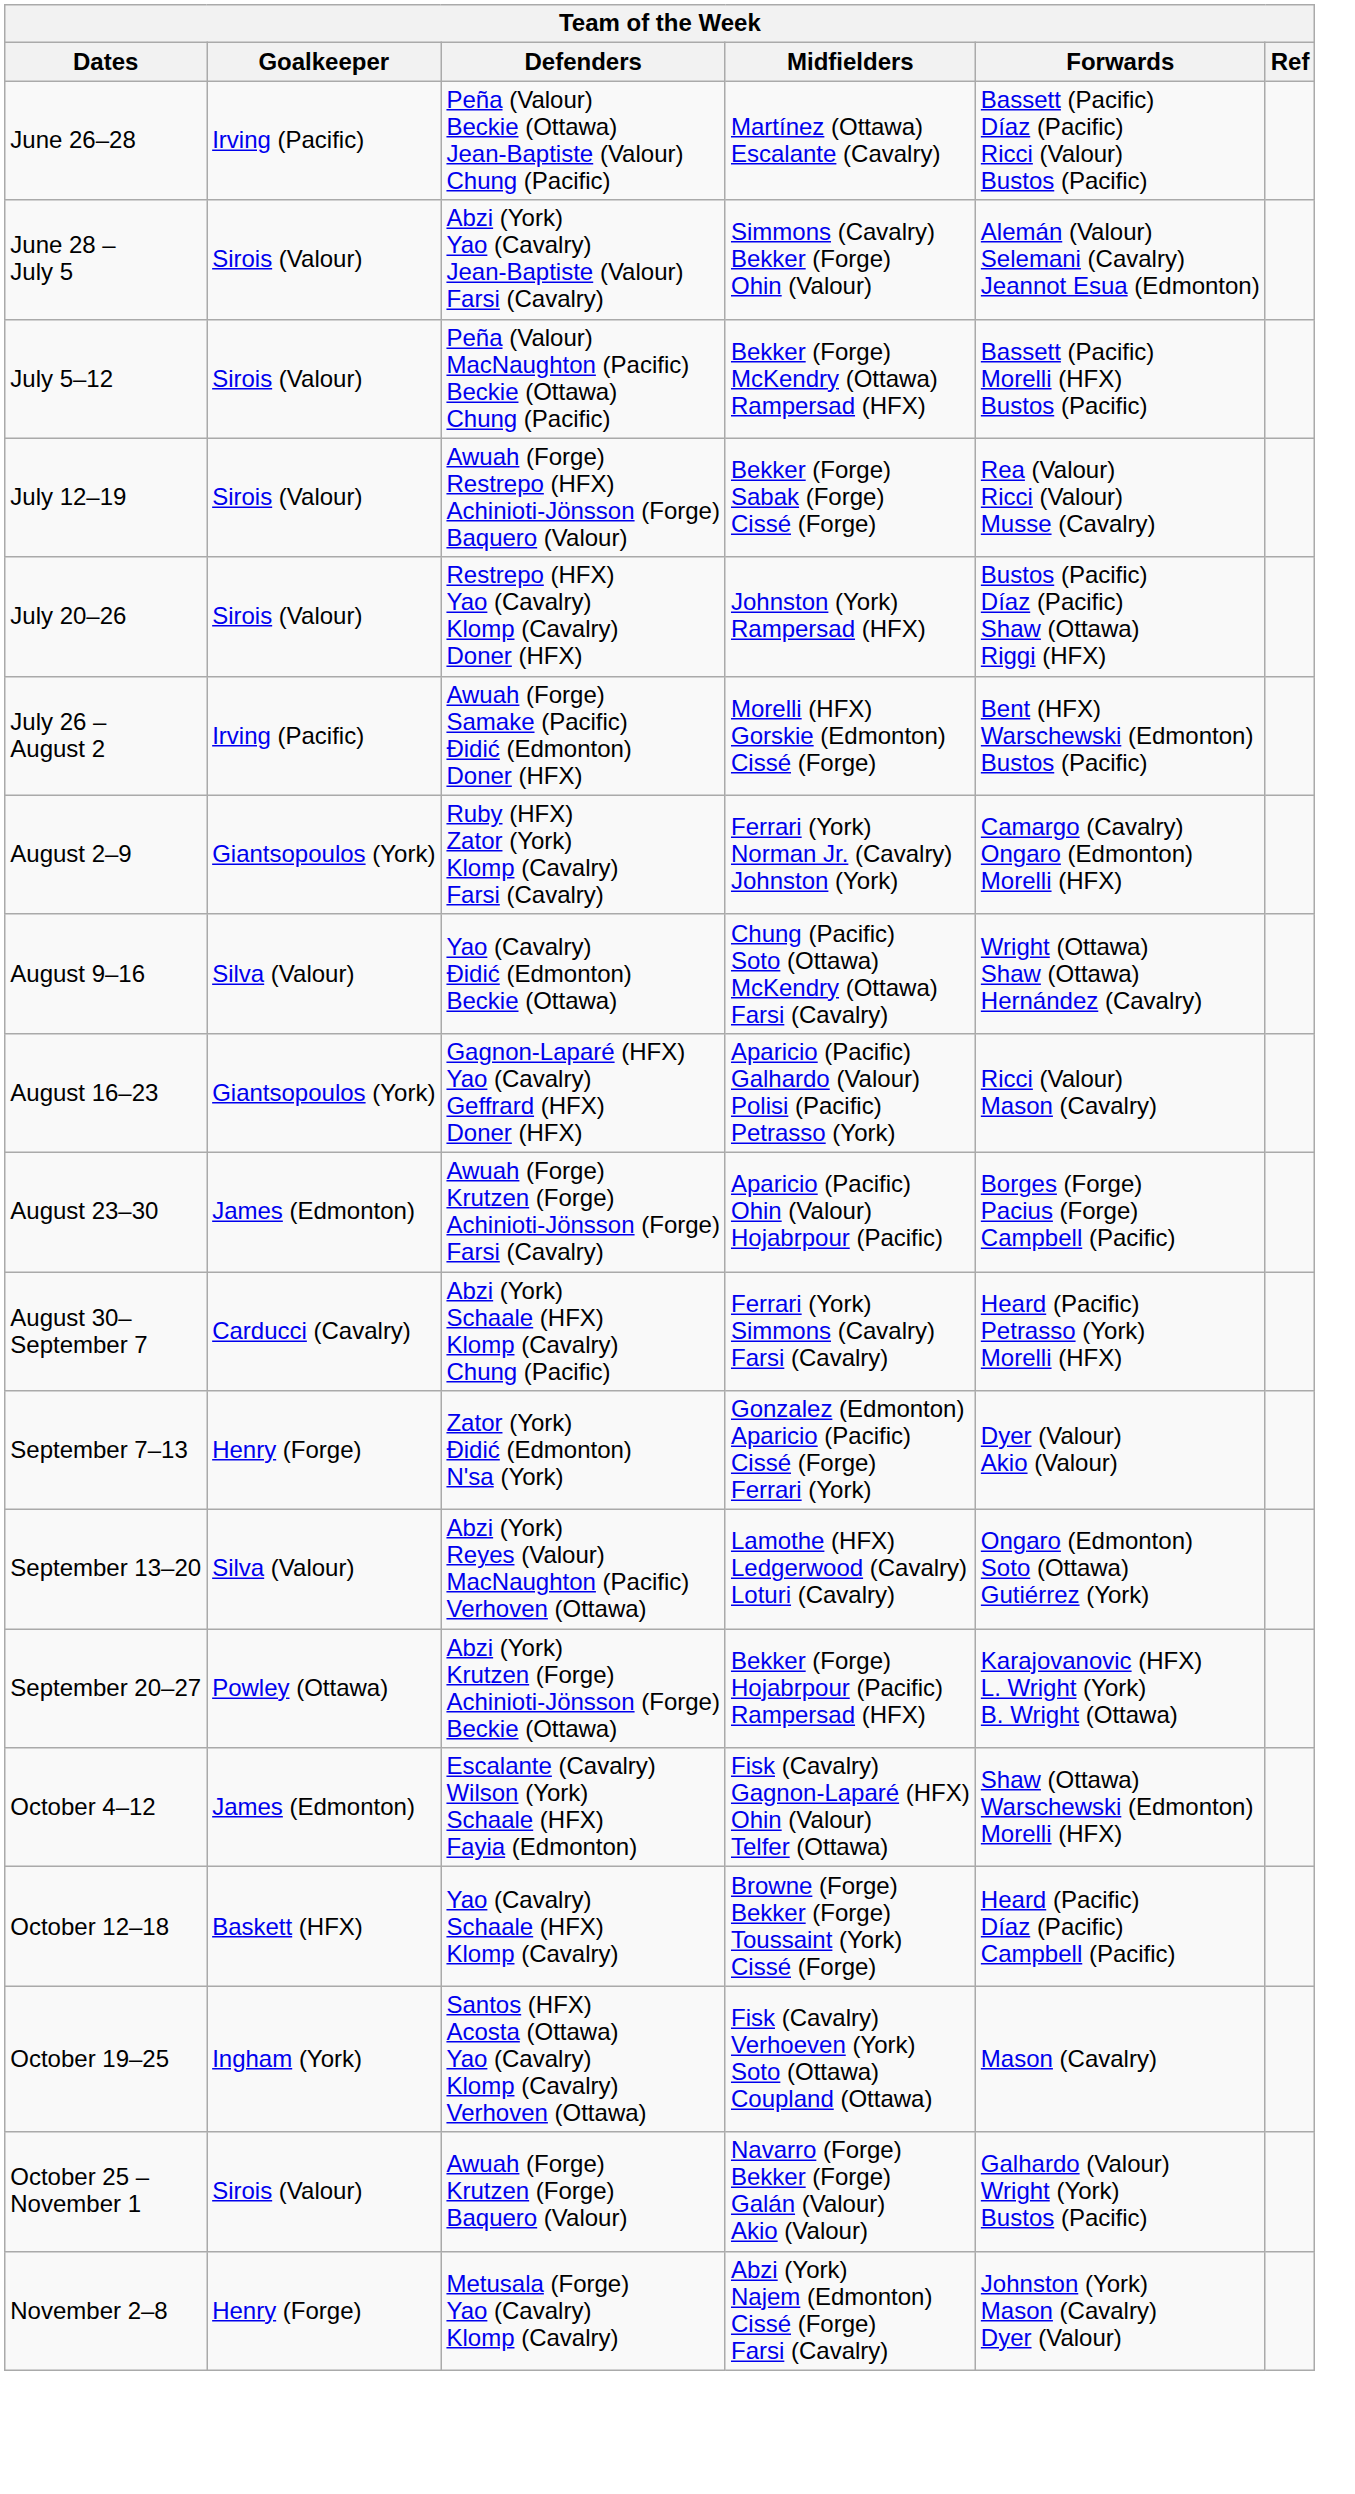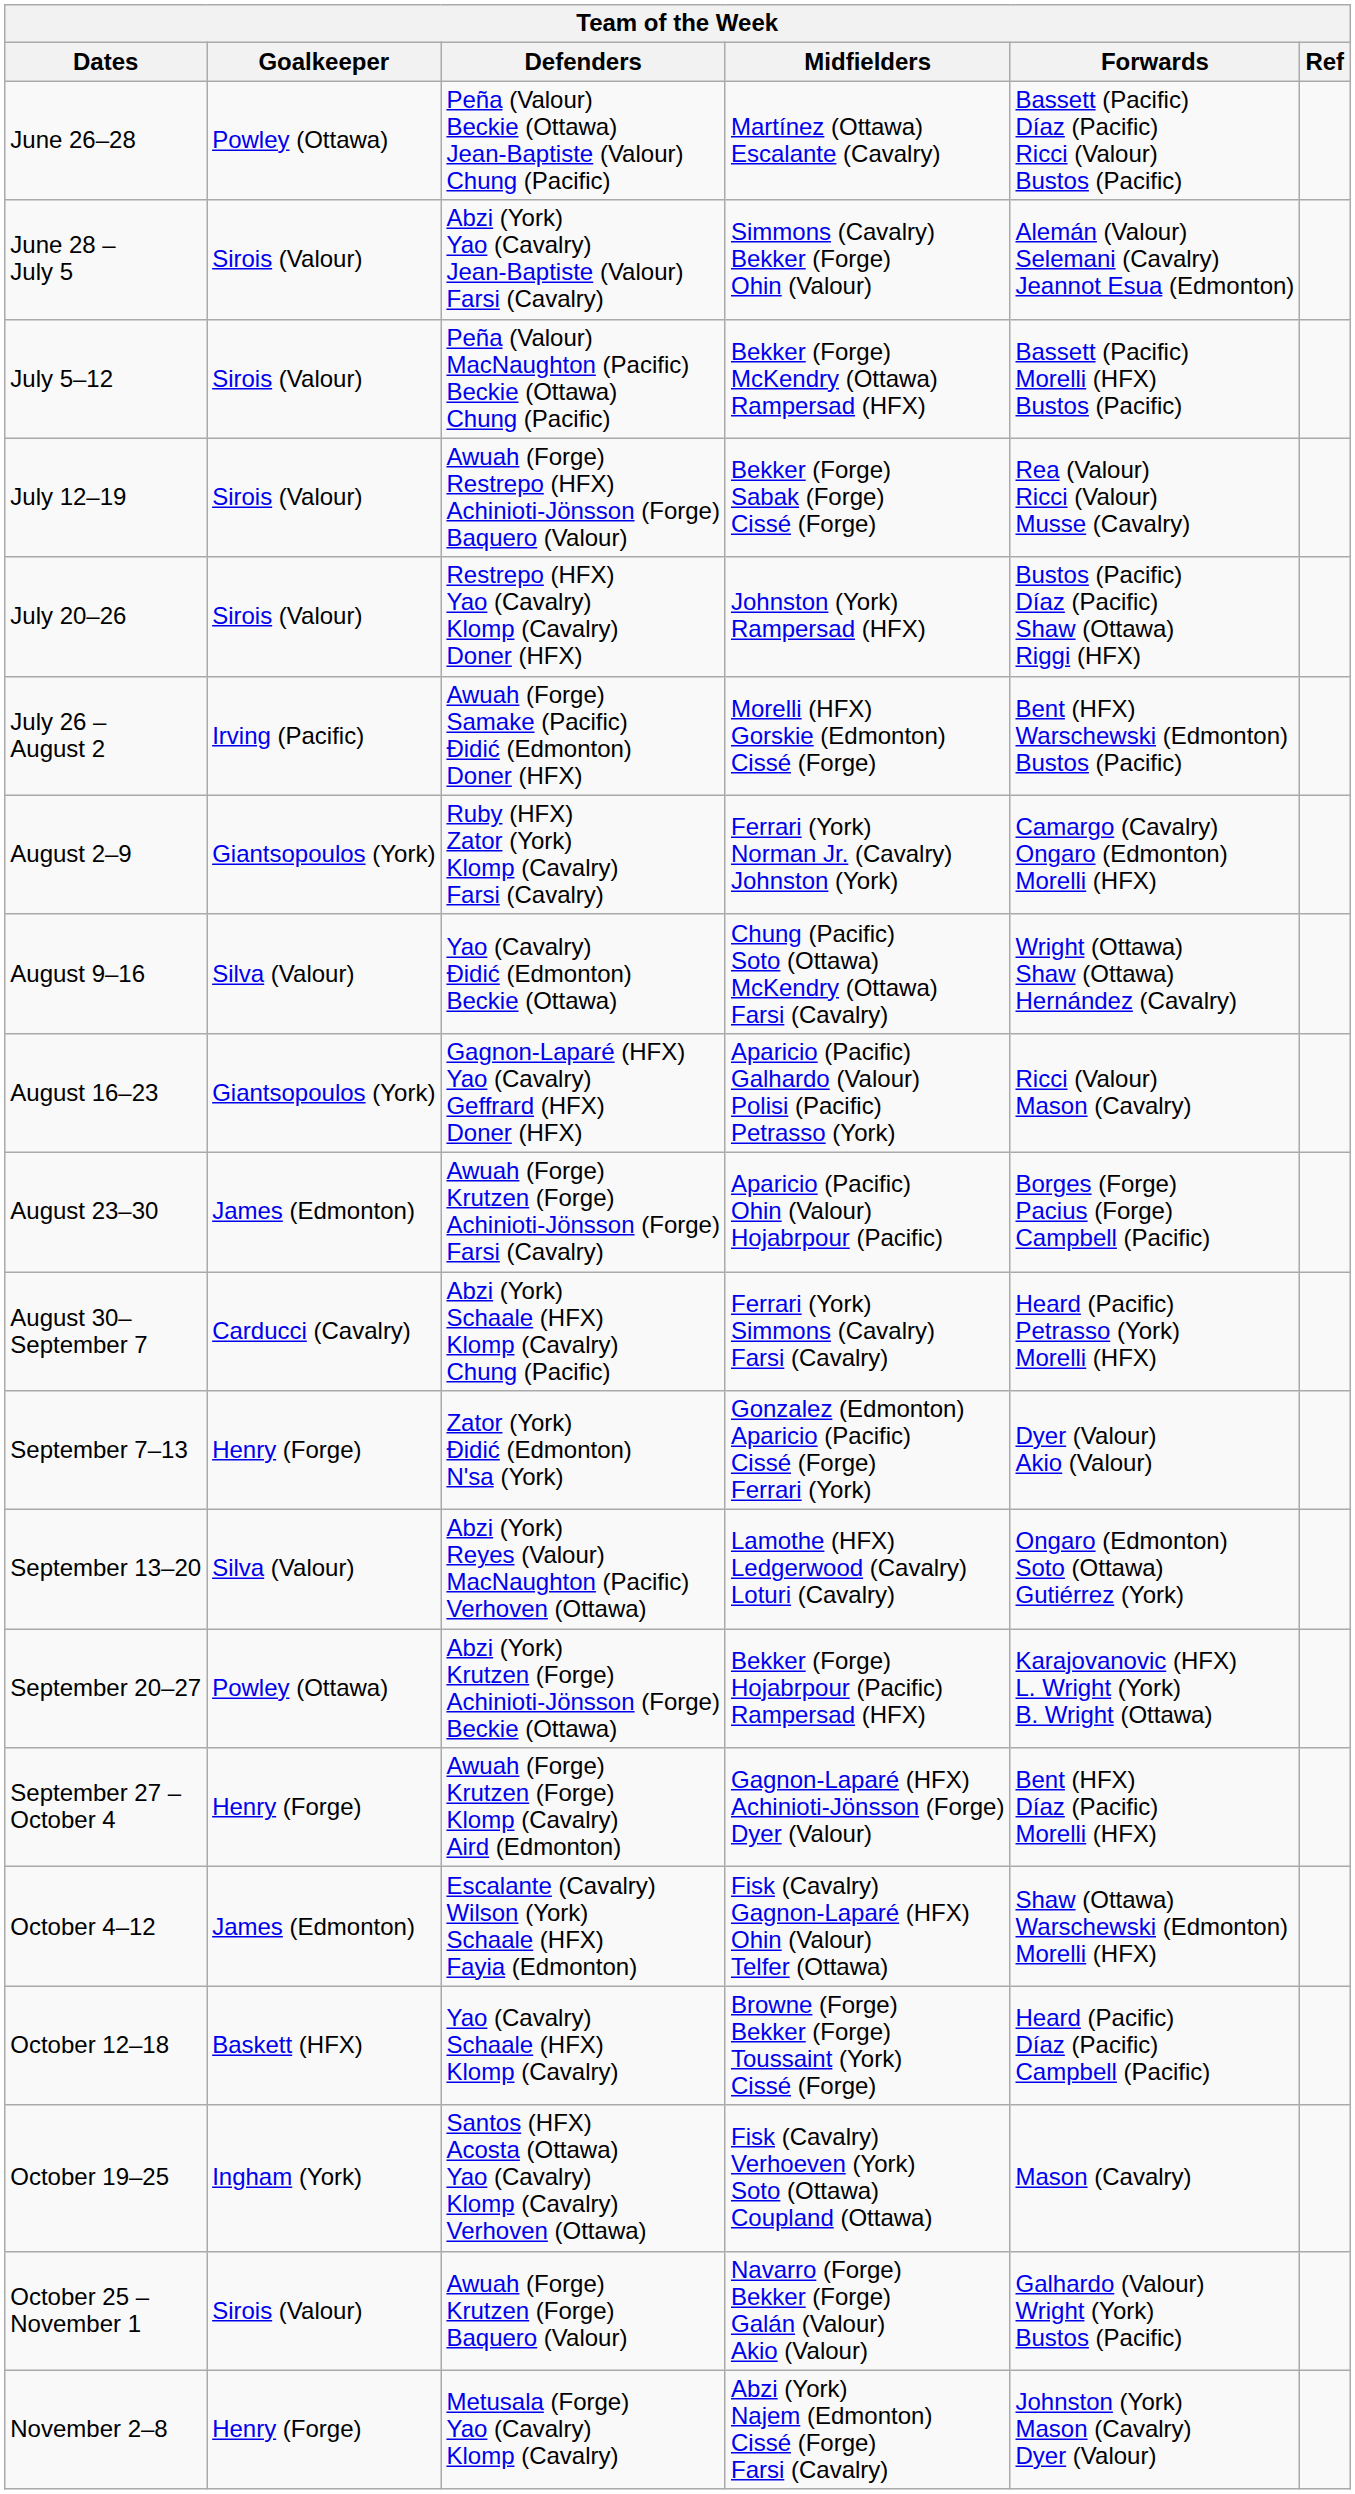(288, 140) Irving (Pacific) -> (300, 140) Powley (Ottawa)
+ row: (96, 1807)
